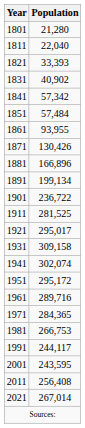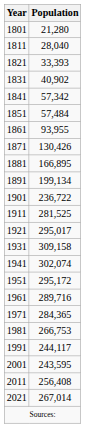(55, 46) 22,040 -> (55, 46) 28,040
(55, 163) 166,896 -> (55, 163) 166,895
